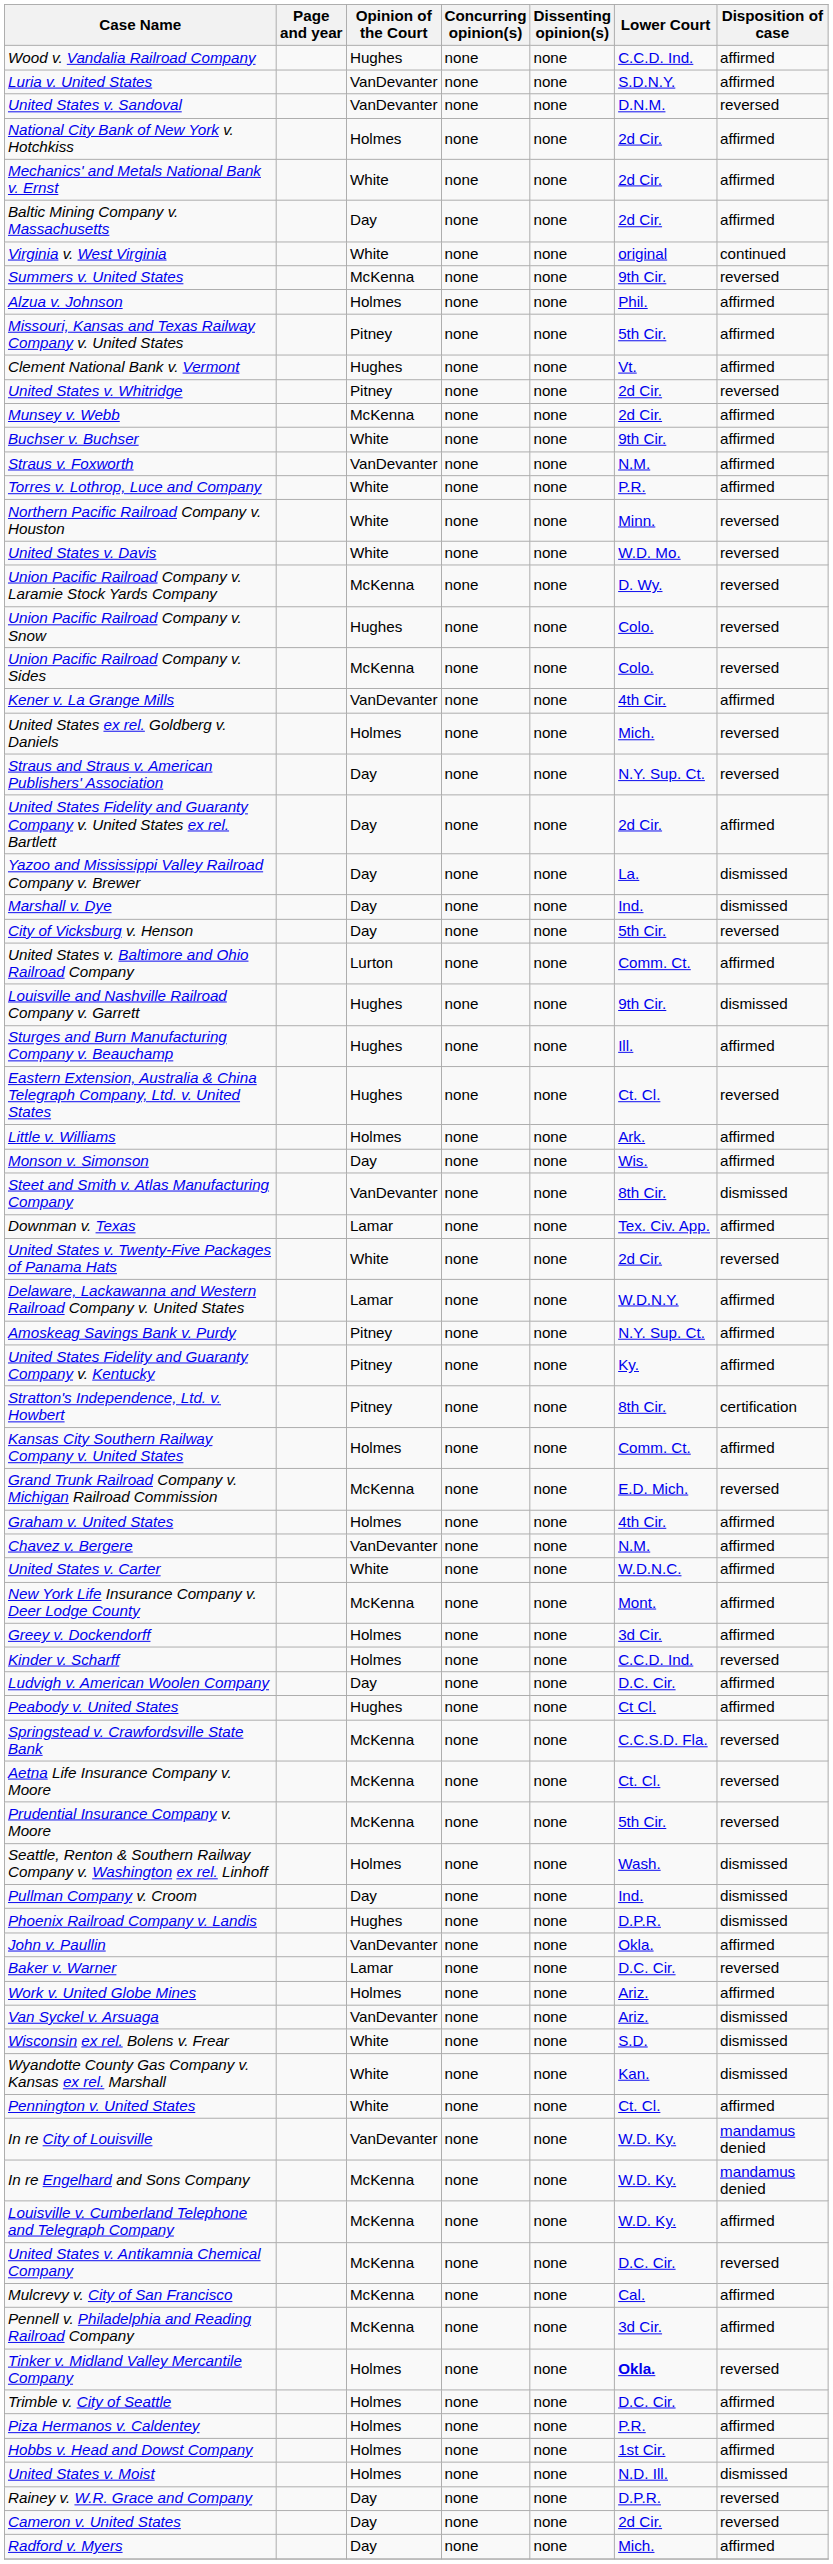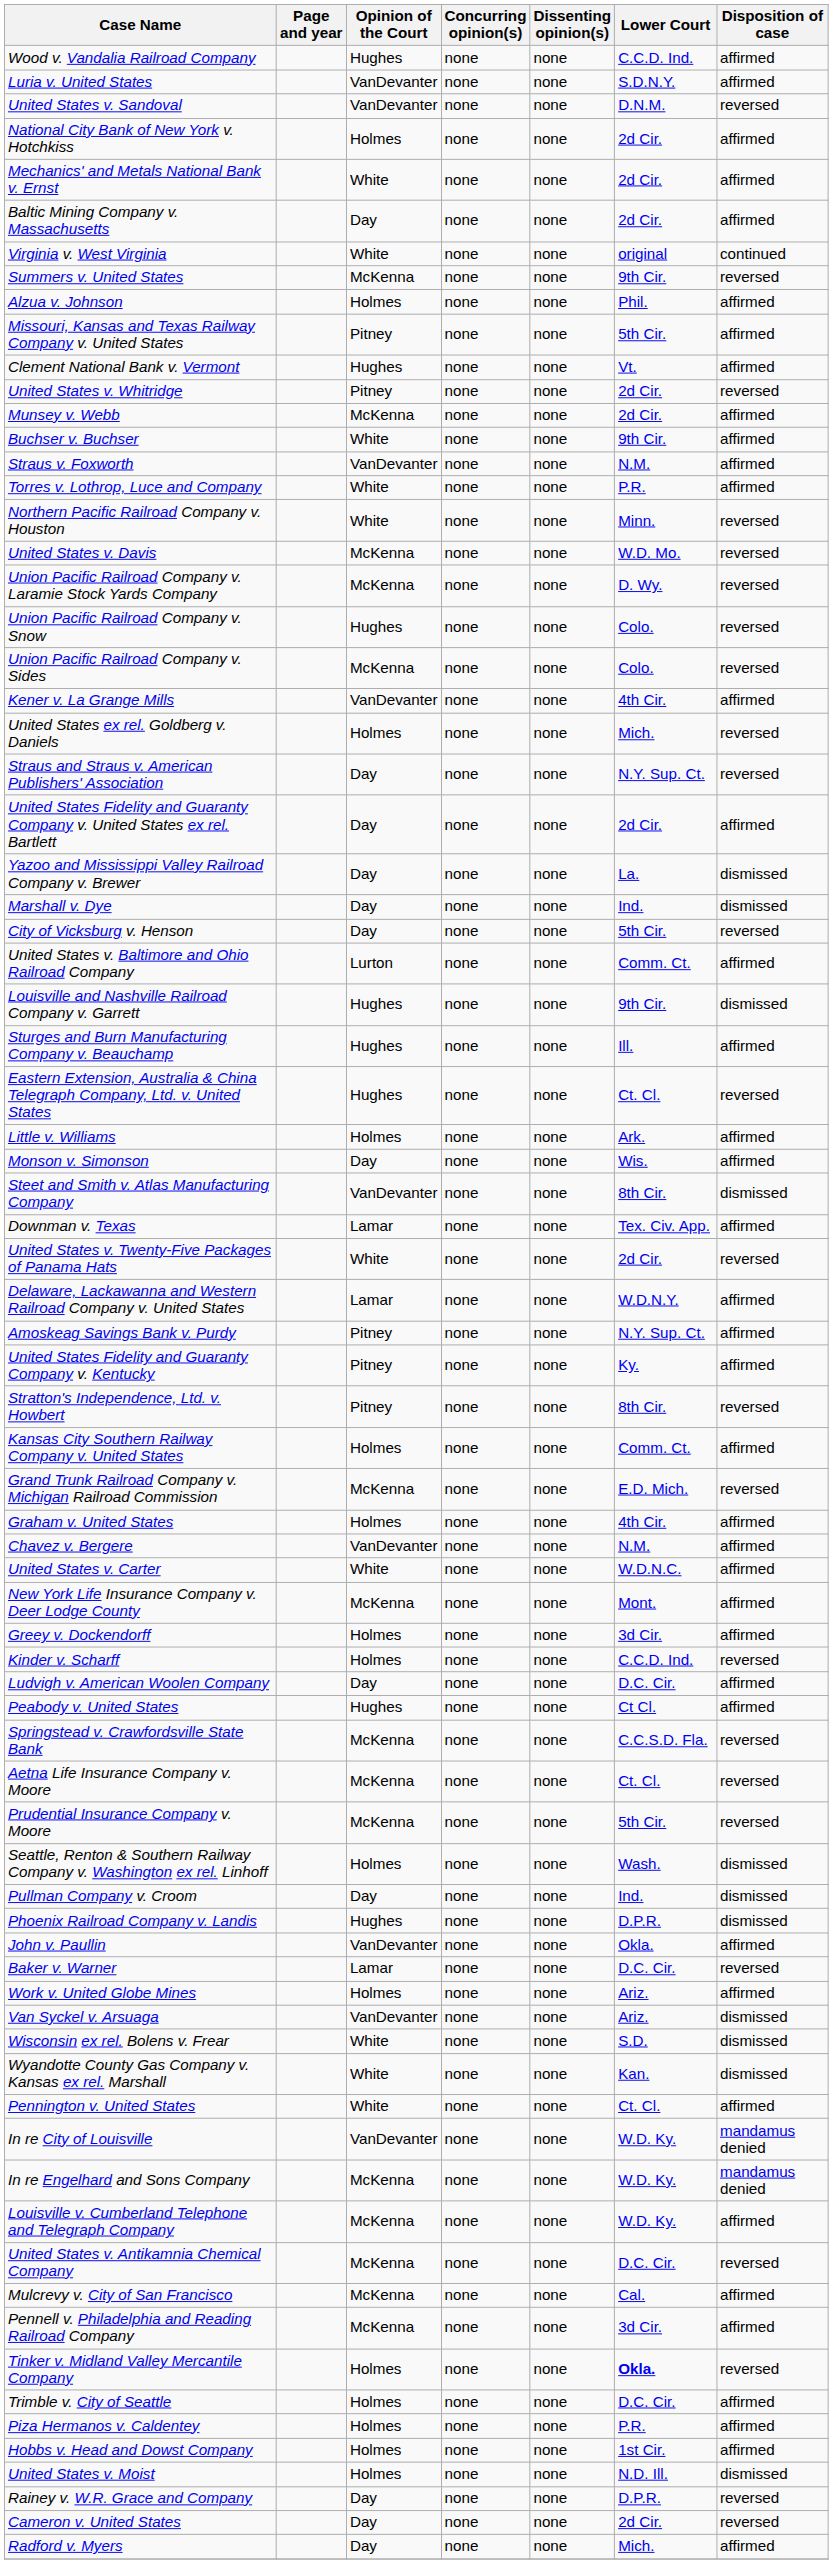(369, 553) White -> (382, 553) McKenna
(758, 1406) certification -> (750, 1406) reversed
